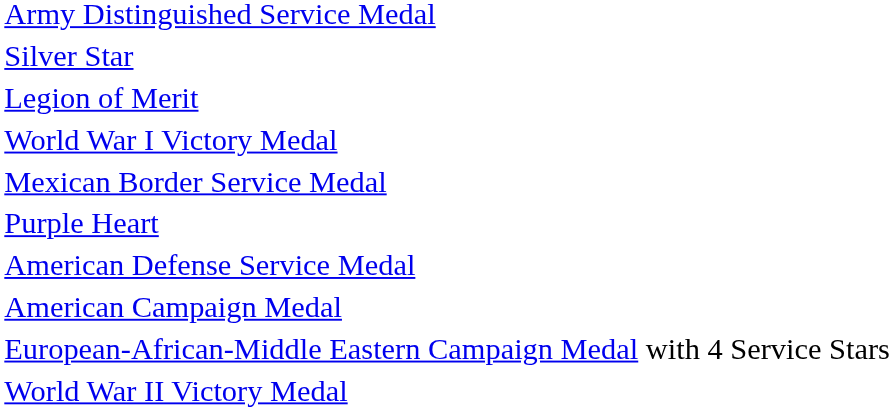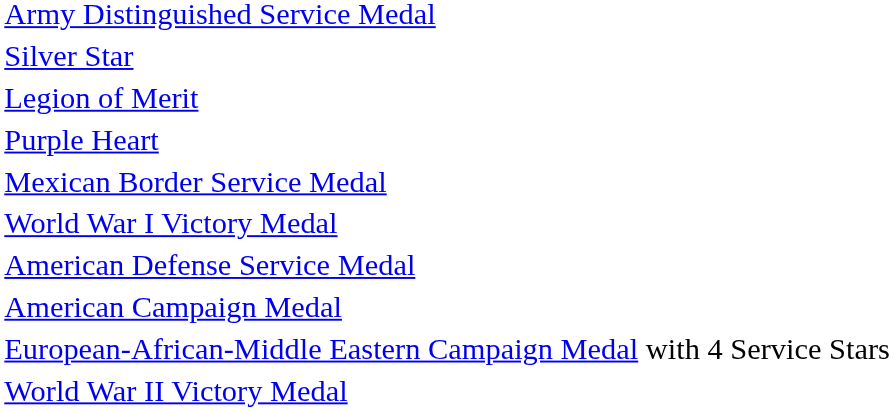rows swapped: (82, 223) <-> (171, 139)
